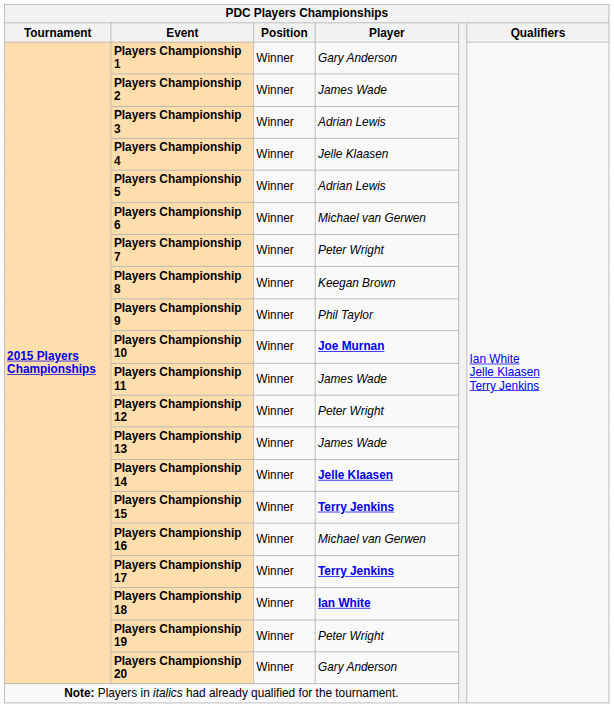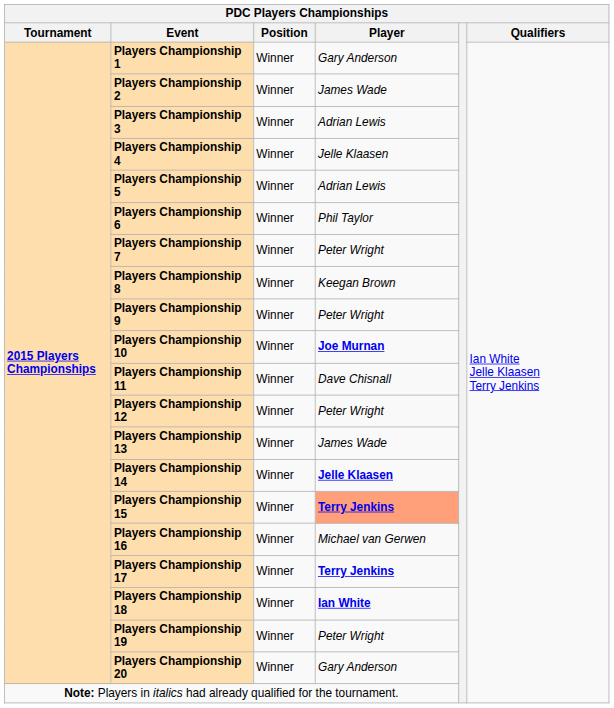(372, 218) Michael van Gerwen -> (345, 218) Phil Taylor
(345, 314) Phil Taylor -> (351, 314) Peter Wright
(352, 379) James Wade -> (355, 379) Dave Chisnall
(356, 507) no background -> (356, 507) lightsalmon background
